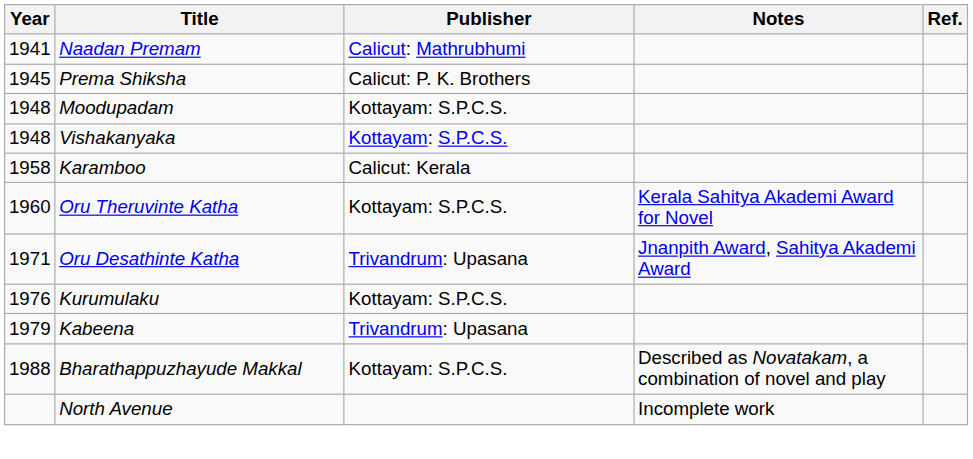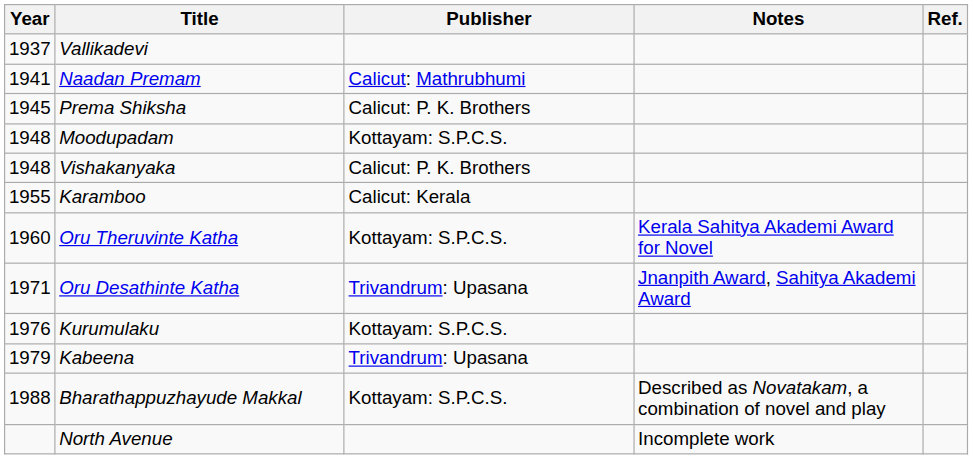+ row: (104, 49)
(428, 138) Kottayam: S.P.C.S. -> (439, 167) Calicut: P. K. Brothers
(30, 167) 1958 -> (30, 197) 1955
